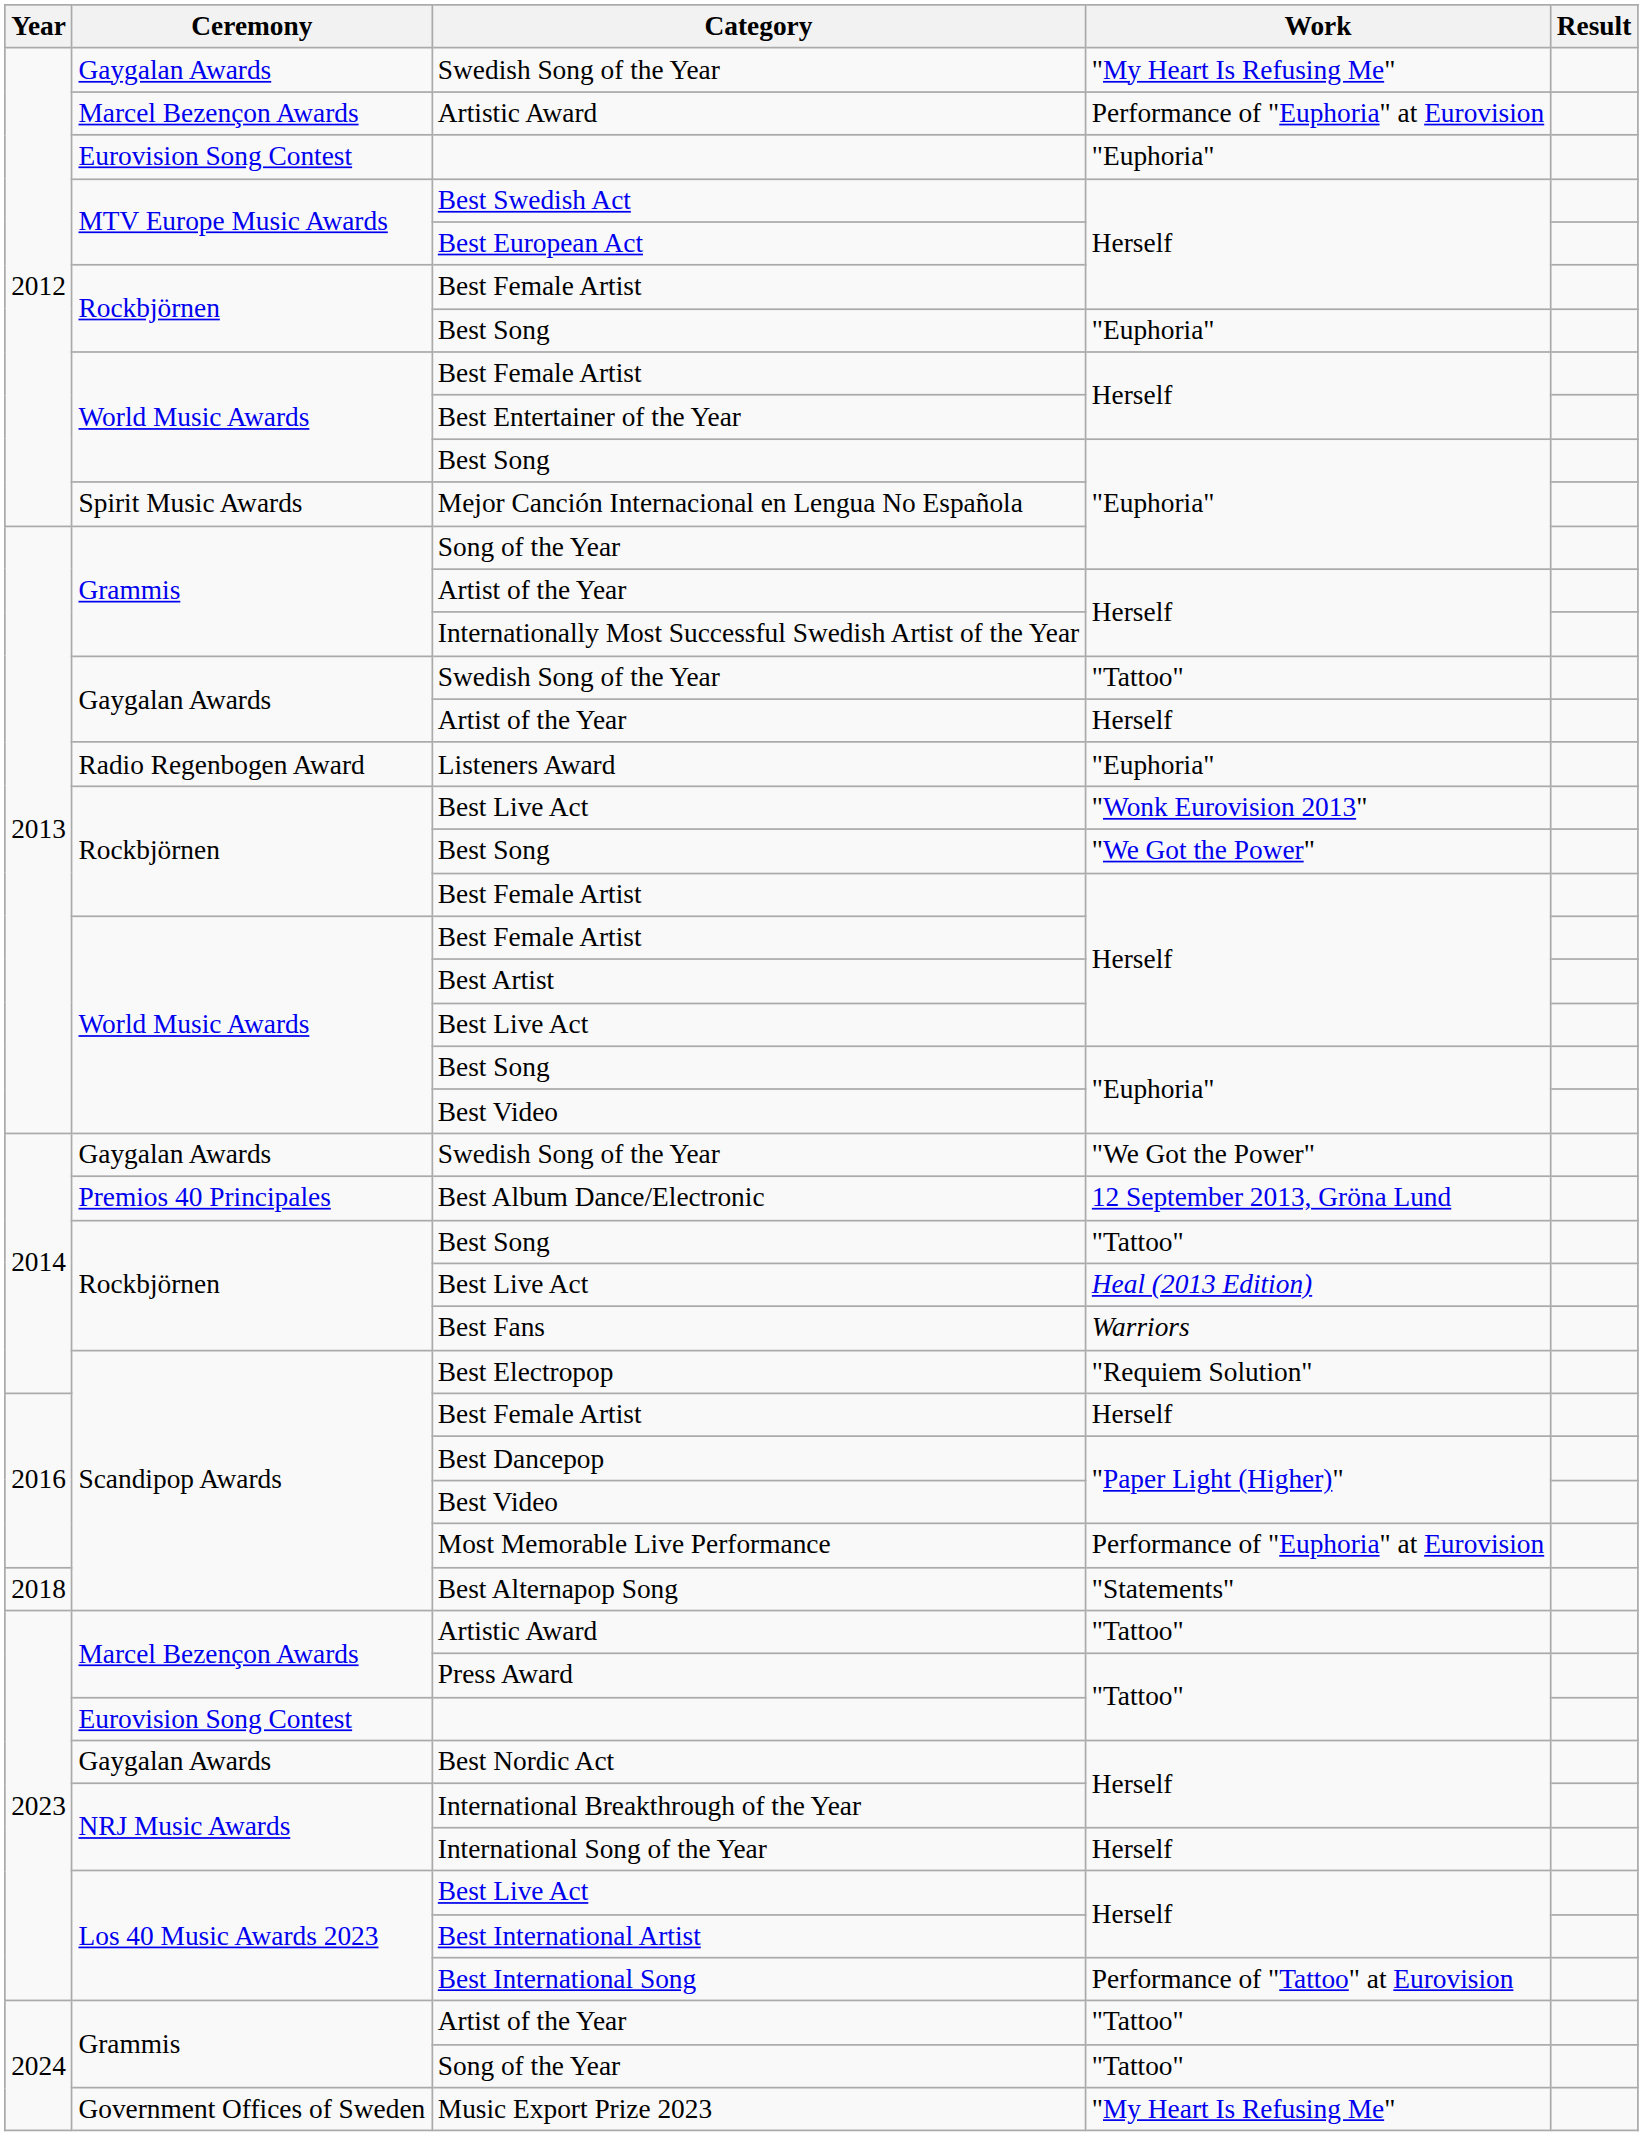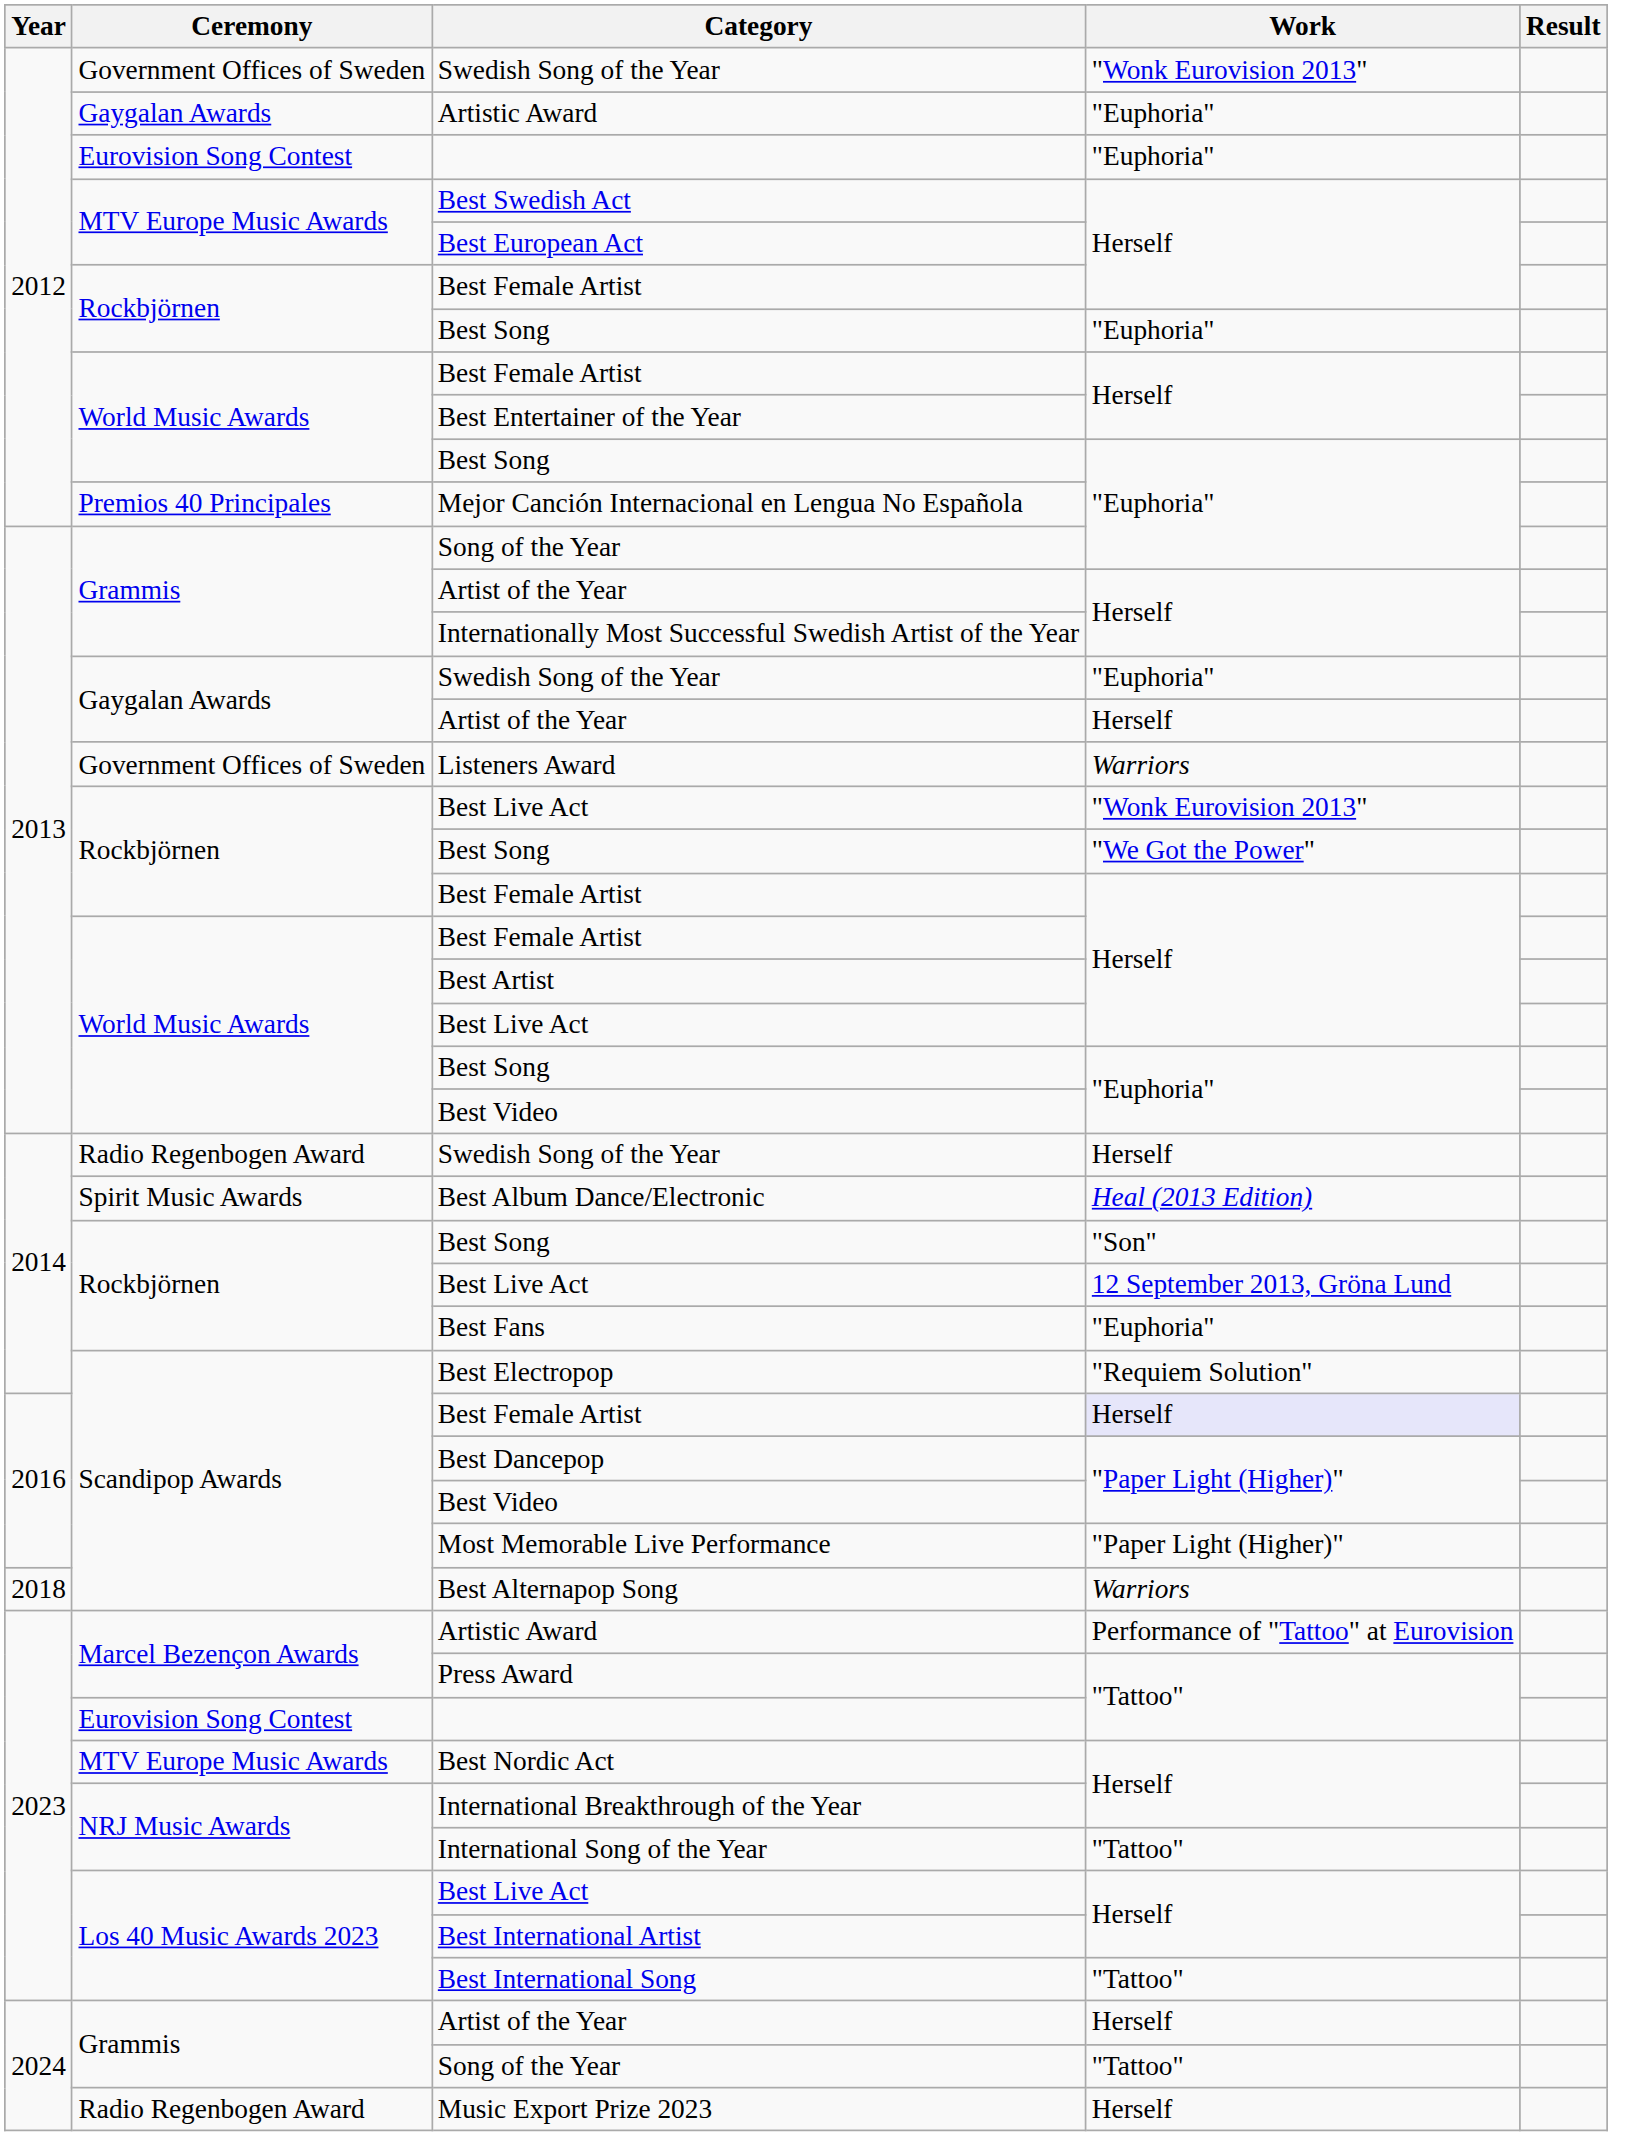(175, 69) Gaygalan Awards -> (252, 69) Government Offices of Sweden
(1244, 69) "My Heart Is Refusing Me" -> (1230, 69) "Wonk Eurovision 2013"
(219, 112) Marcel Bezençon Awards -> (175, 112) Gaygalan Awards
(1318, 112) Performance of "Euphoria" at Eurovision -> (1153, 112) "Euphoria"
(190, 503) Spirit Music Awards -> (205, 503) Premios 40 Principales
(1138, 677) "Tattoo" -> (1153, 677) "Euphoria"
(222, 763) Radio Regenbogen Award -> (252, 763) Government Offices of Sweden
(1153, 763) "Euphoria" -> (1141, 763) Warriors
(175, 1154) Gaygalan Awards -> (222, 1154) Radio Regenbogen Award
(1203, 1154) "We Got the Power" -> (1132, 1154) Herself
(205, 1197) Premios 40 Principales -> (190, 1197) Spirit Music Awards
(1272, 1197) 12 September 2013, Gröna Lund -> (1202, 1197) Heal (2013 Edition)
(1138, 1241) "Tattoo" -> (1124, 1241) "Son"
(1202, 1284) Heal (2013 Edition) -> (1272, 1284) 12 September 2013, Gröna Lund
(1141, 1327) Warriors -> (1153, 1327) "Euphoria"
(1132, 1414) no background -> (1132, 1414) lavender background
(1318, 1544) Performance of "Euphoria" at Eurovision -> (1218, 1544) "Paper Light (Higher)"
(1163, 1588) "Statements" -> (1141, 1588) Warriors
(1138, 1631) "Tattoo" -> (1303, 1631) Performance of "Tattoo" at Eurovision
(175, 1761) Gaygalan Awards -> (233, 1761) MTV Europe Music Awards
(1132, 1848) Herself -> (1138, 1848) "Tattoo"
(1303, 1978) Performance of "Tattoo" at Eurovision -> (1138, 1978) "Tattoo"
(1138, 2022) "Tattoo" -> (1132, 2022) Herself
(252, 2108) Government Offices of Sweden -> (222, 2108) Radio Regenbogen Award
(1244, 2108) "My Heart Is Refusing Me" -> (1132, 2108) Herself
